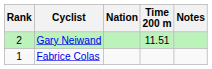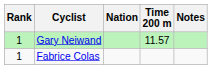(19, 40) 2 -> (19, 40) 1
(157, 40) 11.51 -> (157, 40) 11.57
